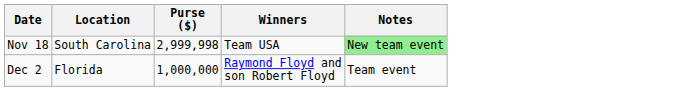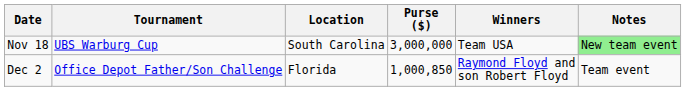+ column: (168, 21)
(188, 46) 2,999,998 -> (421, 46) 3,000,000
(188, 71) 1,000,000 -> (421, 71) 1,000,850
